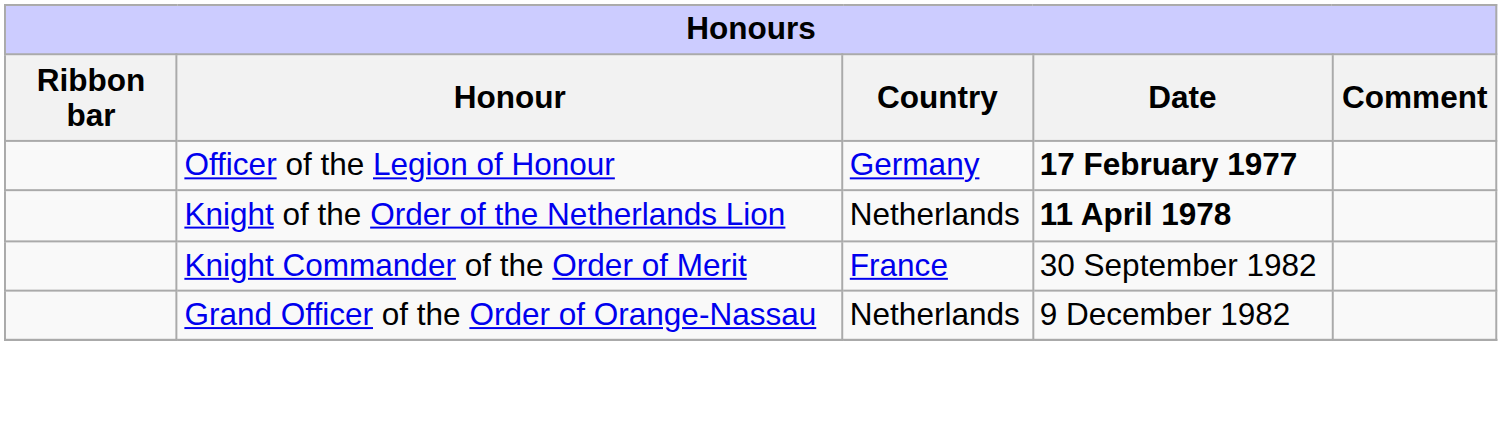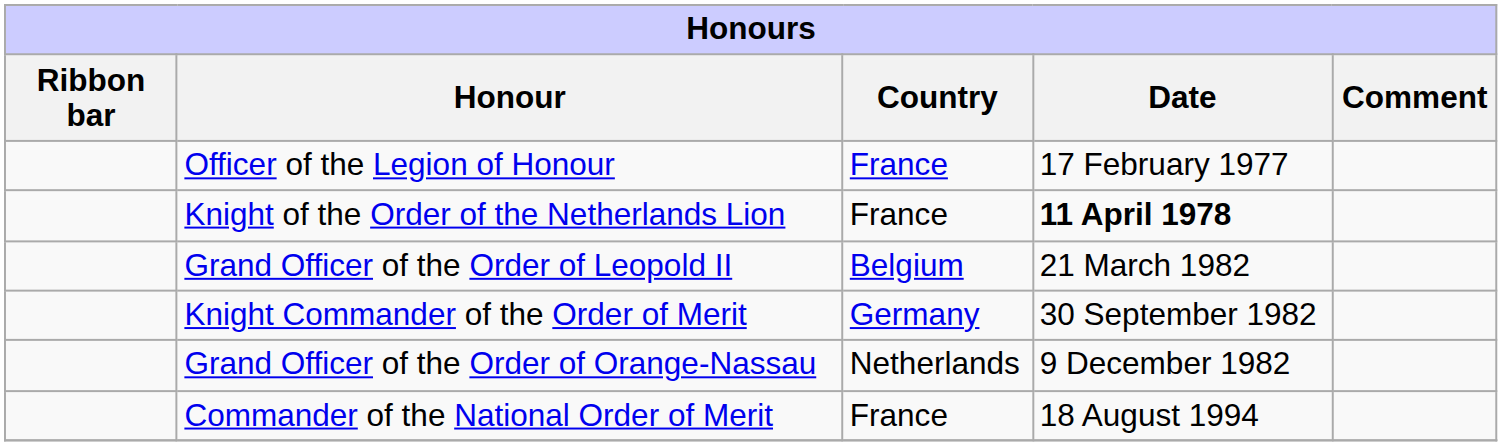(915, 164) Germany -> (899, 164) France
(1169, 164) bold -> (1164, 164) normal
(935, 214) Netherlands -> (899, 214) France
+ row: (458, 264)
(899, 264) France -> (915, 314) Germany
+ row: (479, 414)
